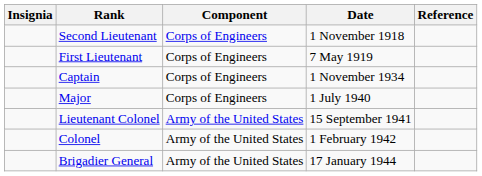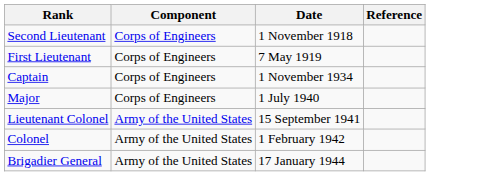- column: (30, 14)
